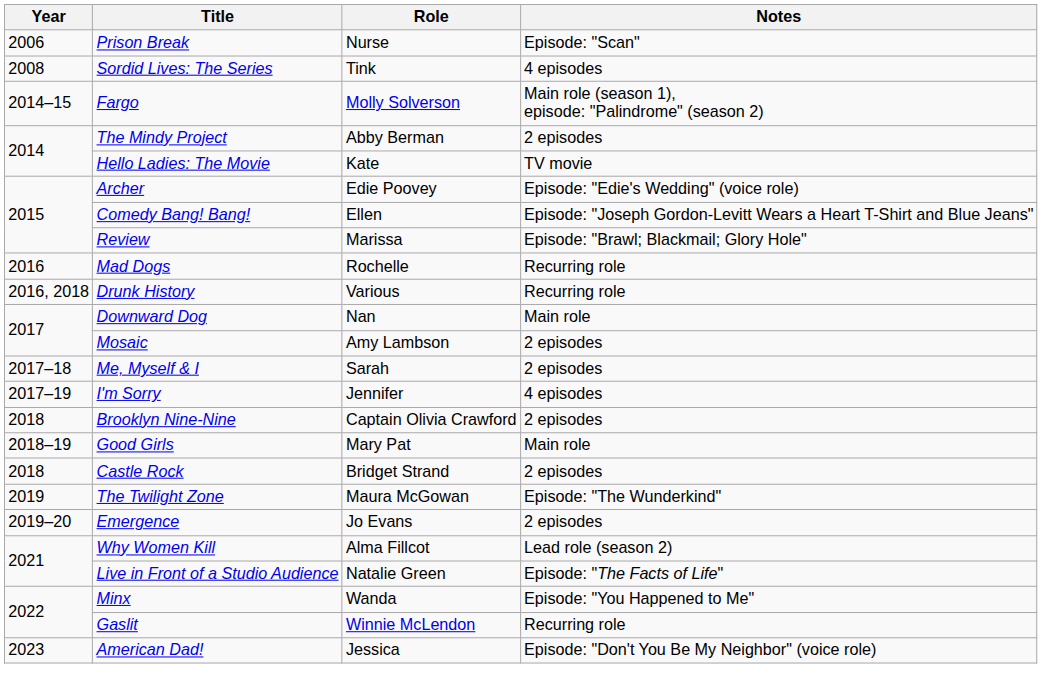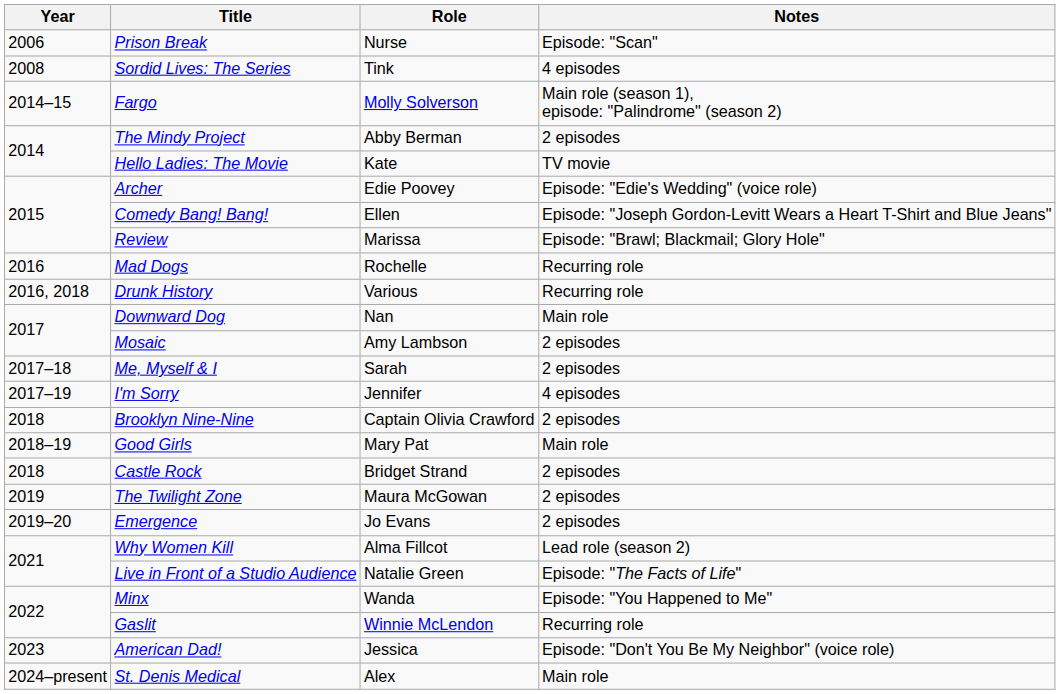(623, 496) Episode: "The Wunderkind" -> (581, 496) 2 episodes
+ row: (177, 676)
